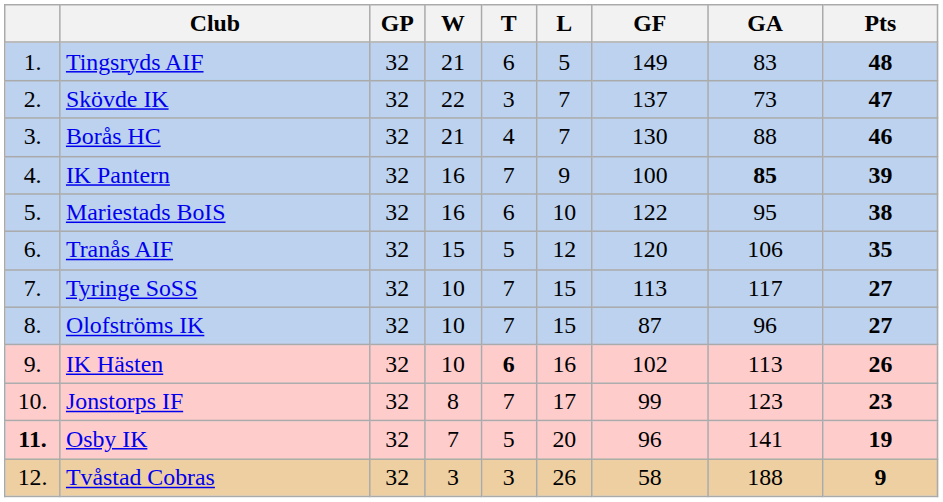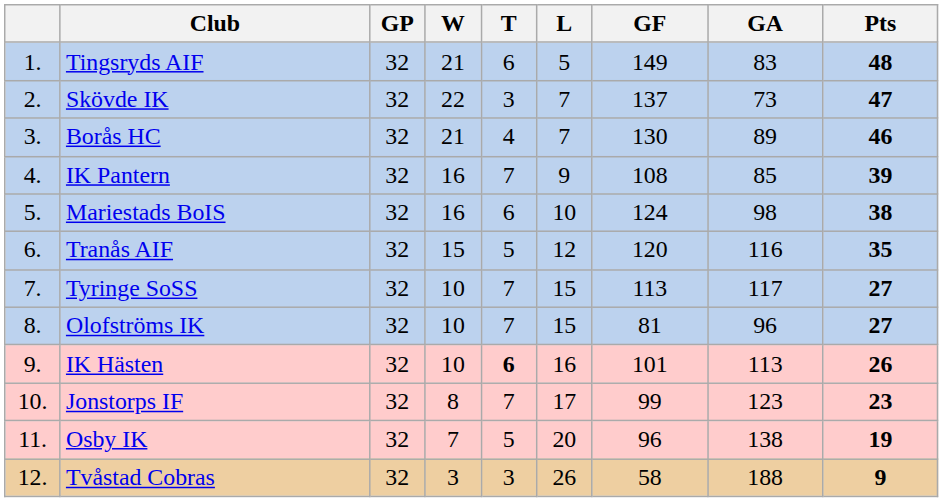(765, 136) 88 -> (765, 136) 89
(650, 174) 100 -> (650, 174) 108
(765, 174) bold -> (765, 174) normal
(650, 212) 122 -> (650, 212) 124
(765, 212) 95 -> (765, 212) 98
(765, 250) 106 -> (765, 250) 116
(650, 325) 87 -> (650, 325) 81
(650, 363) 102 -> (650, 363) 101
(33, 439) bold -> (33, 439) normal
(765, 439) 141 -> (765, 439) 138
